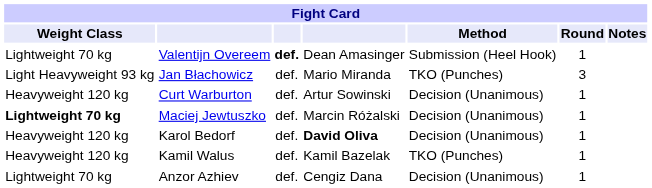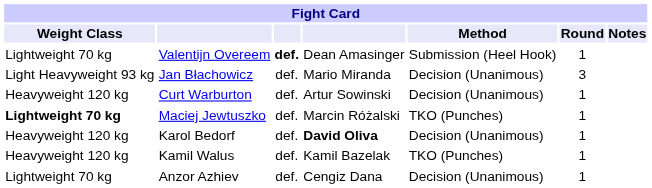(456, 74) TKO (Punches) -> (476, 74) Decision (Unanimous)
(476, 115) Decision (Unanimous) -> (456, 115) TKO (Punches)
